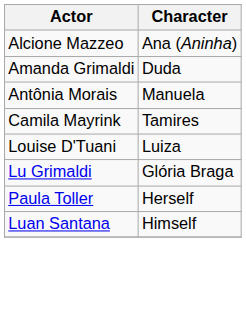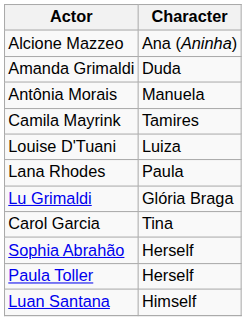+ row: (57, 172)
+ row: (54, 224)
+ row: (66, 250)
